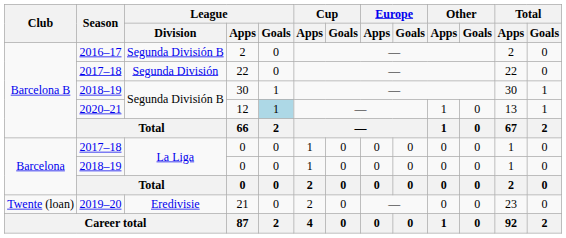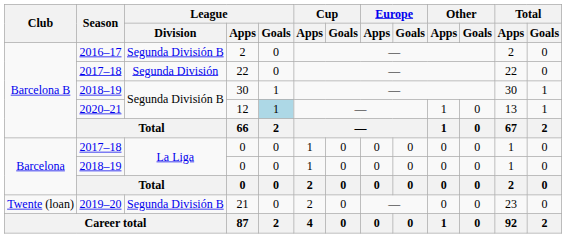(175, 204) Eredivisie -> (175, 204) Segunda División B
